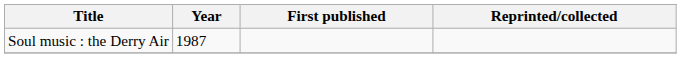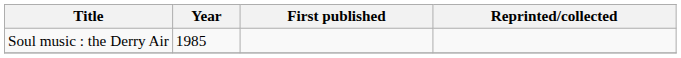(191, 40) 1987 -> (191, 40) 1985
